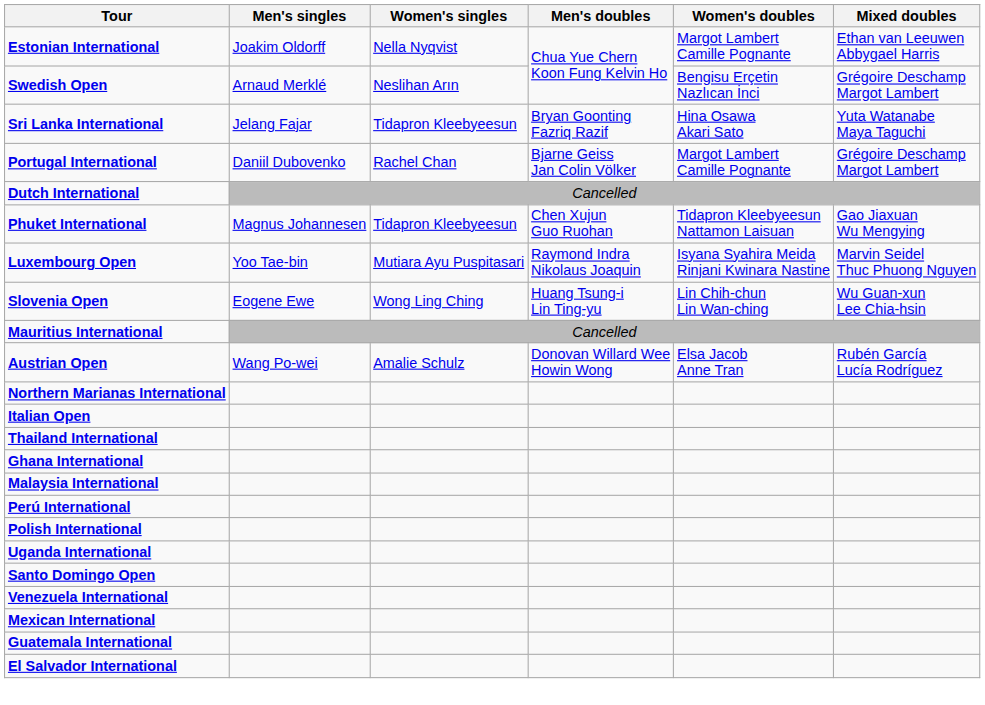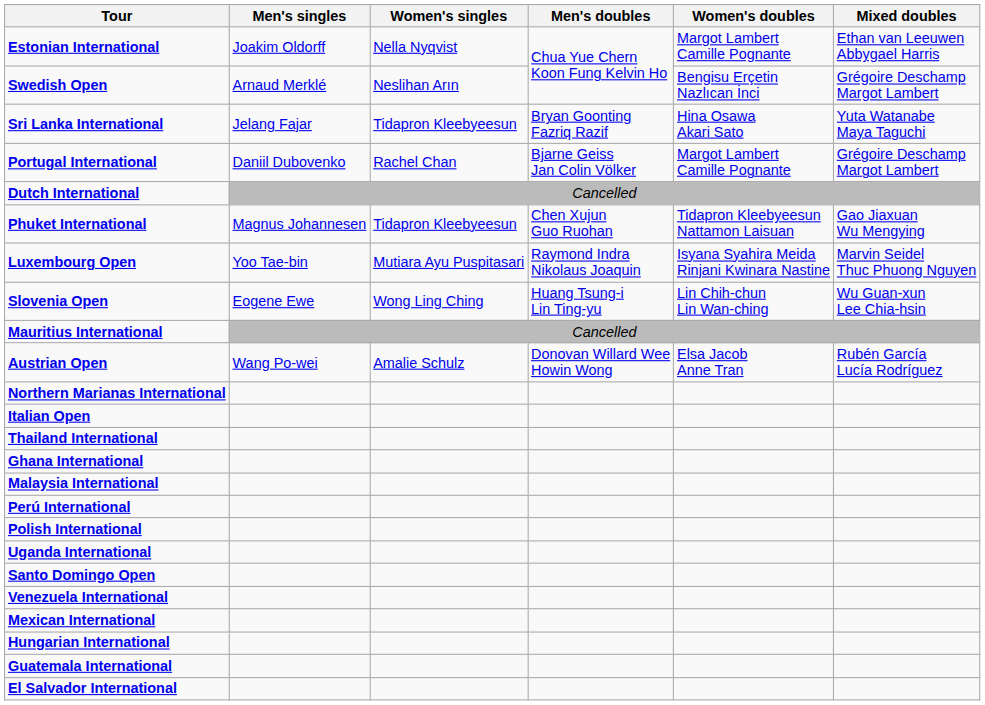+ row: (89, 643)
